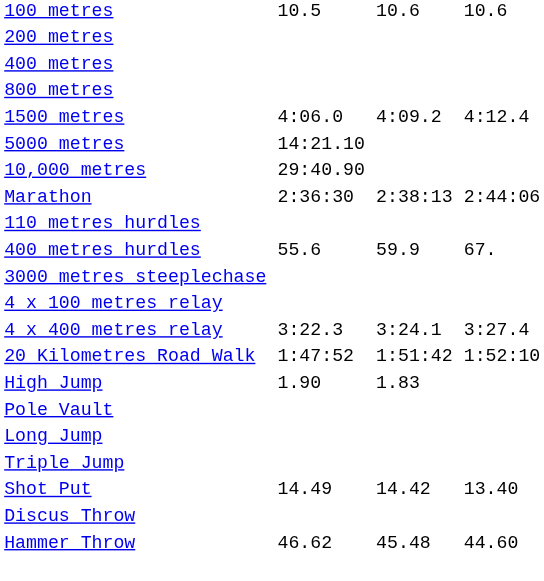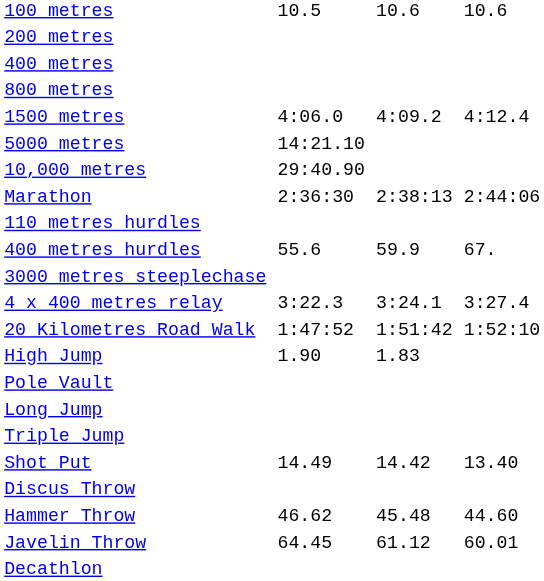- row: (113, 303)
+ row: (75, 543)
+ row: (53, 569)
